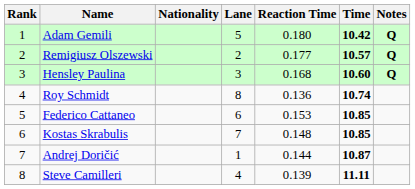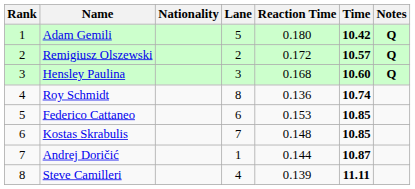(297, 54) 0.177 -> (297, 54) 0.172
